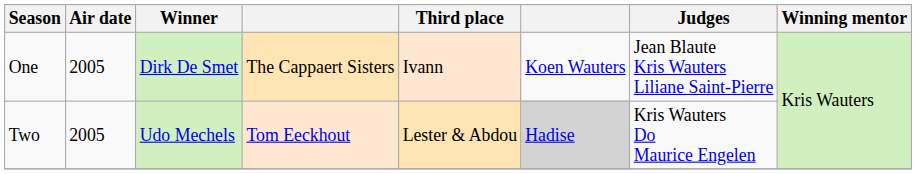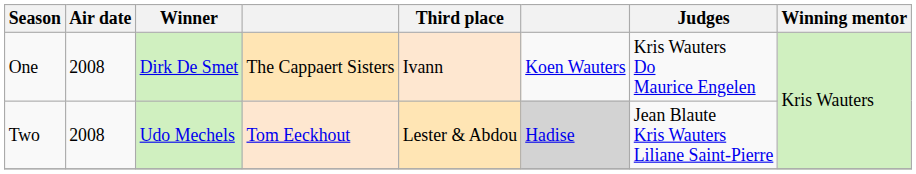(87, 66) 2005 -> (87, 66) 2008
(704, 66) Jean Blaute Kris Wauters Liliane Saint-Pierre -> (695, 66) Kris Wauters Do Maurice Engelen
(87, 134) 2005 -> (87, 134) 2008
(695, 134) Kris Wauters Do Maurice Engelen -> (704, 134) Jean Blaute Kris Wauters Liliane Saint-Pierre
